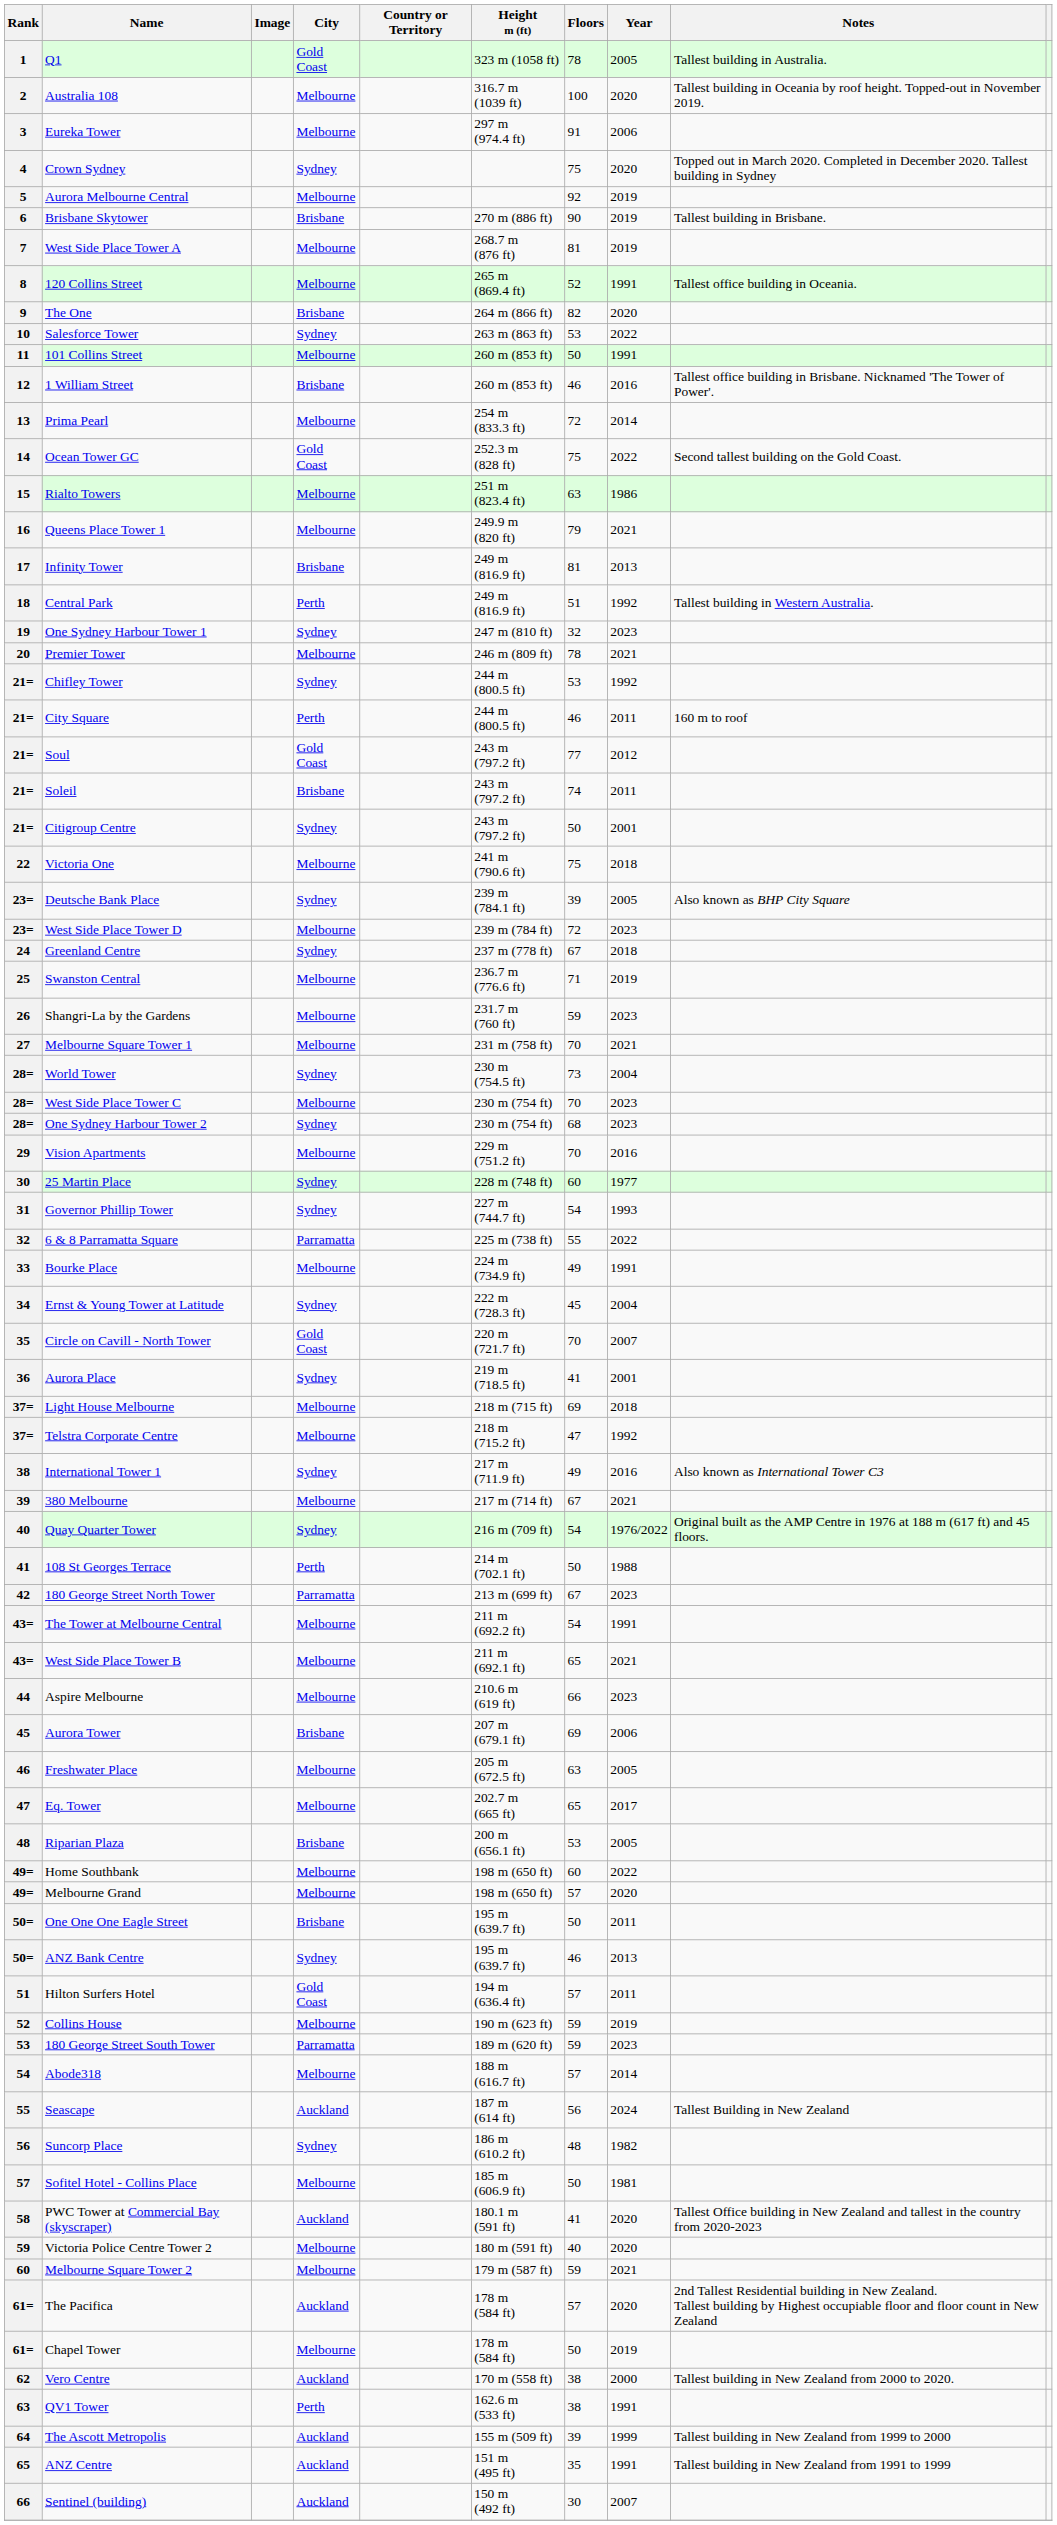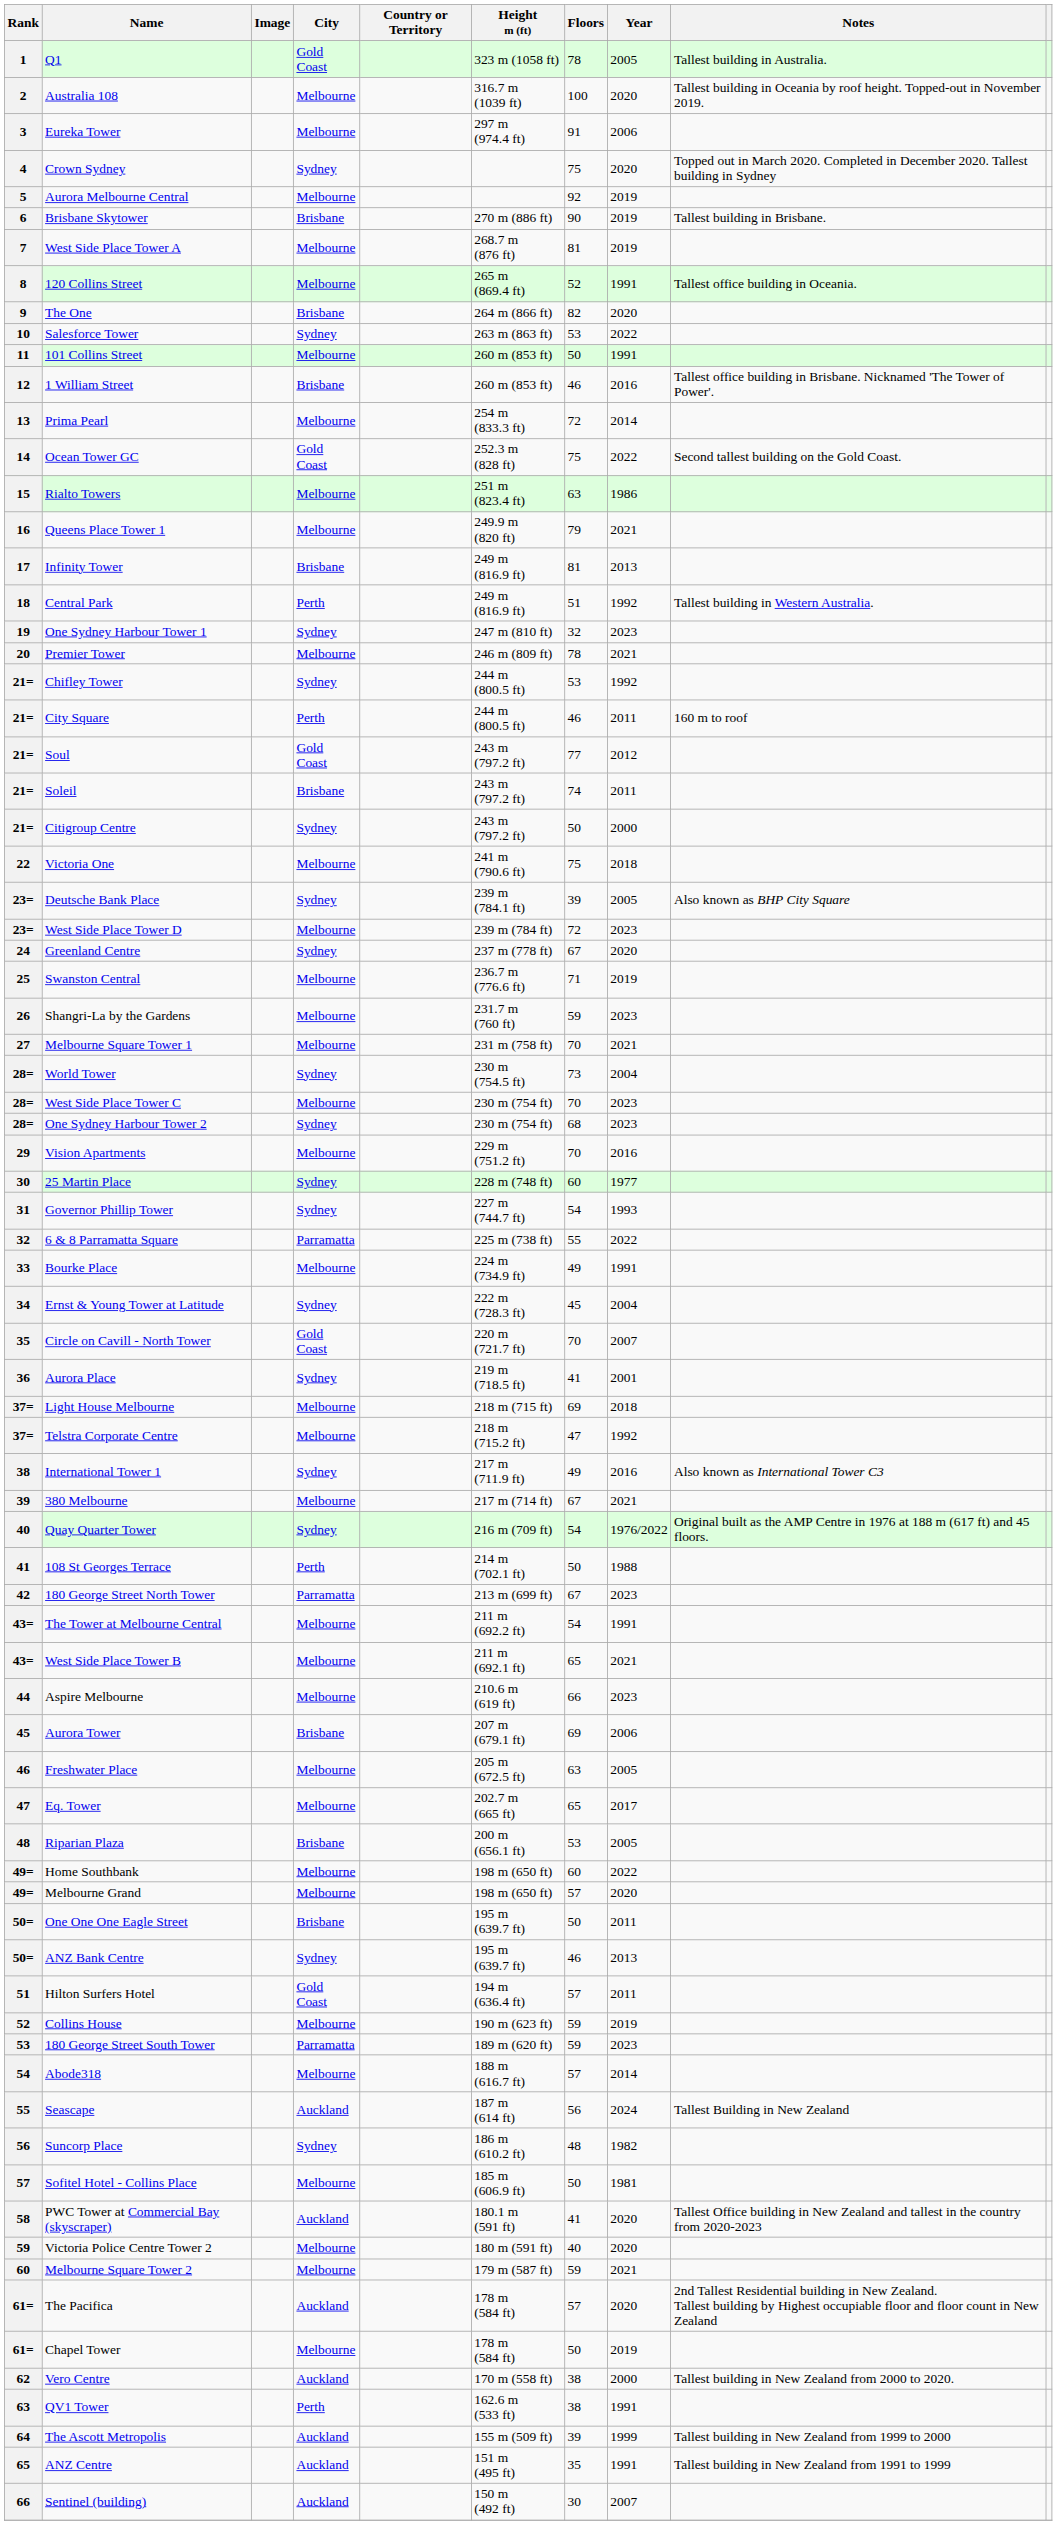(624, 827) 2001 -> (624, 827) 2000
(624, 950) 2018 -> (624, 950) 2020
